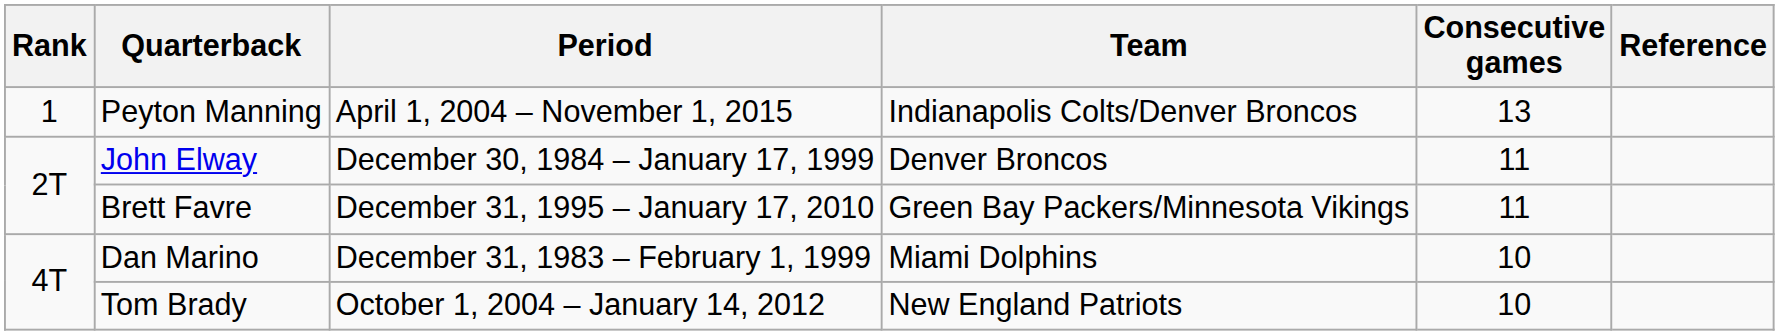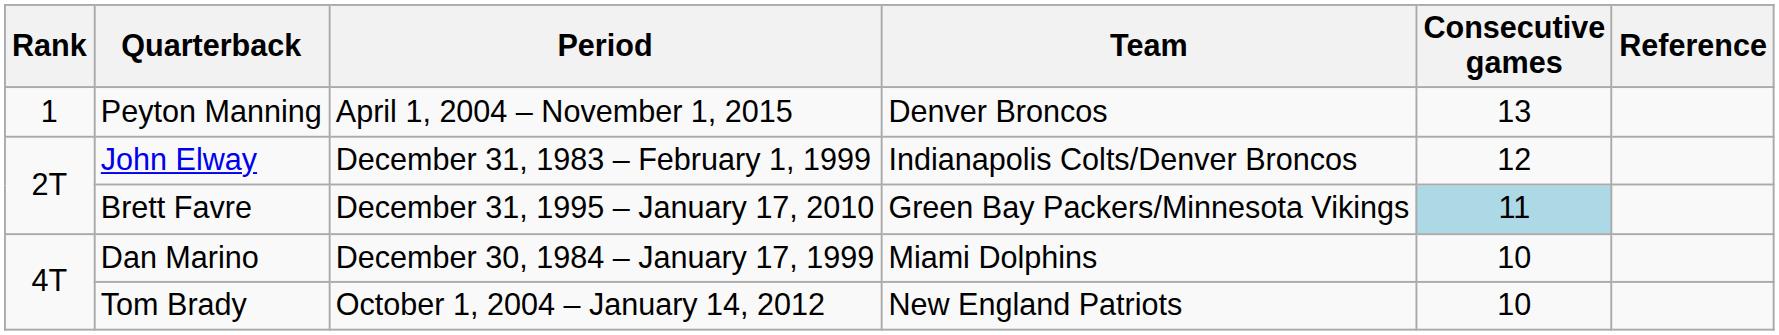(1123, 111) Indianapolis Colts/Denver Broncos -> (998, 111) Denver Broncos
(605, 160) December 30, 1984 – January 17, 1999 -> (603, 160) December 31, 1983 – February 1, 1999
(998, 160) Denver Broncos -> (1123, 160) Indianapolis Colts/Denver Broncos
(1514, 160) 11 -> (1514, 160) 12
(1514, 208) no background -> (1514, 208) lightblue background
(603, 256) December 31, 1983 – February 1, 1999 -> (605, 256) December 30, 1984 – January 17, 1999
